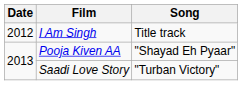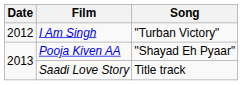(160, 32) Title track -> (177, 32) "Turban Victory"
(177, 70) "Turban Victory" -> (160, 70) Title track
